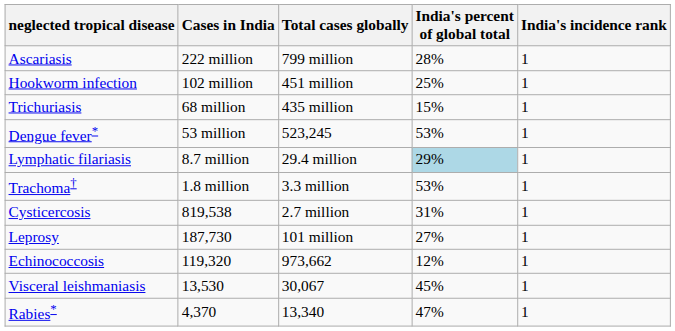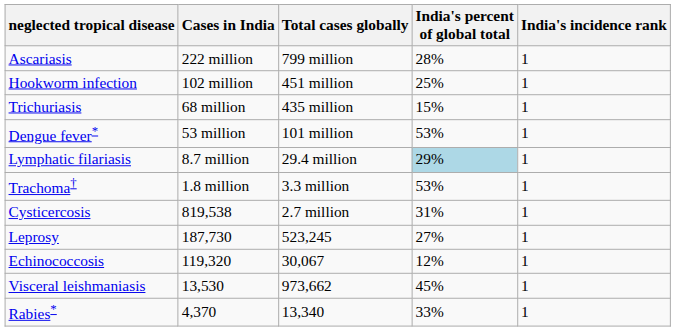(307, 133) 523,245 -> (317, 133) 101 million
(317, 237) 101 million -> (307, 237) 523,245
(307, 261) 973,662 -> (303, 261) 30,067
(303, 285) 30,067 -> (307, 285) 973,662
(430, 312) 47% -> (430, 312) 33%
